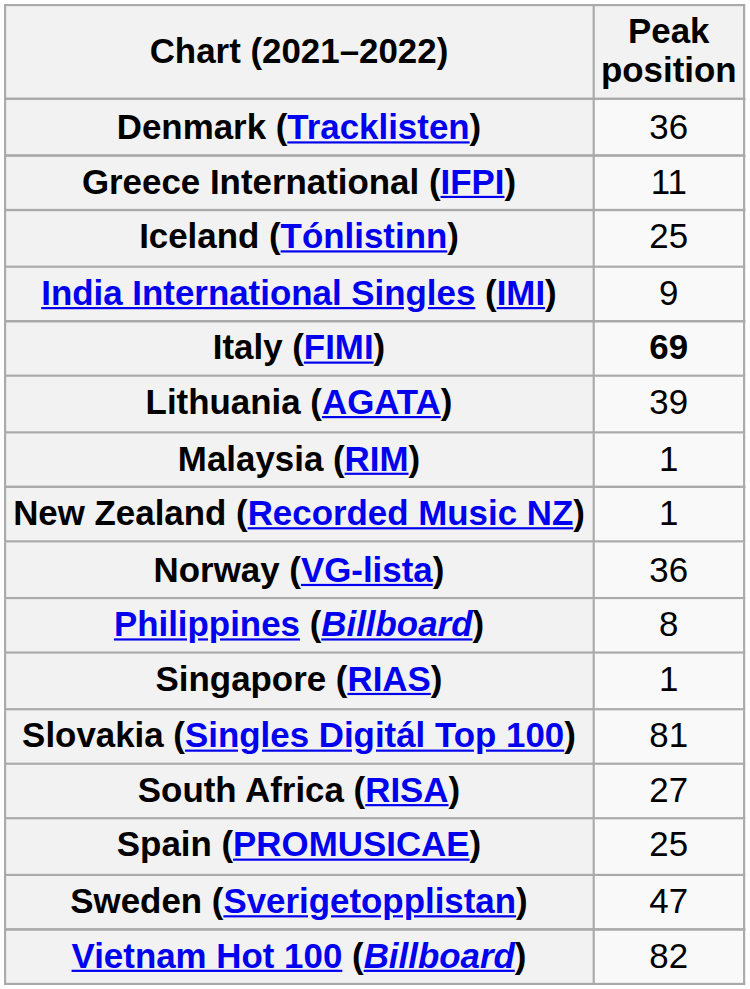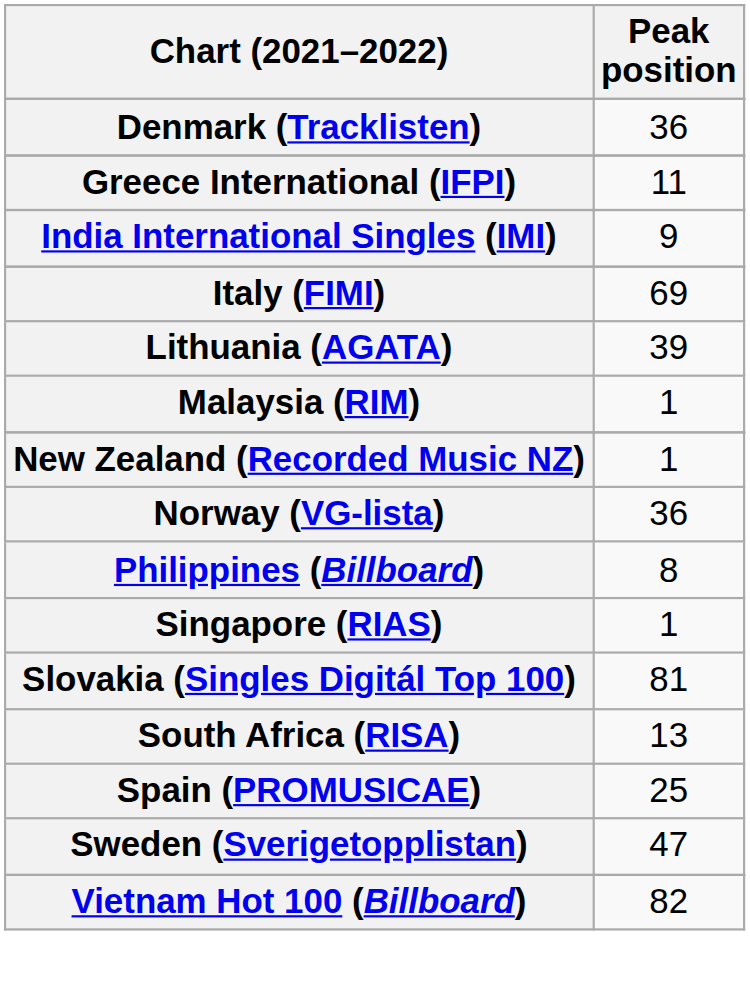- row: (299, 237)
(669, 347) bold -> (669, 292) normal
(669, 790) 27 -> (669, 735) 13
